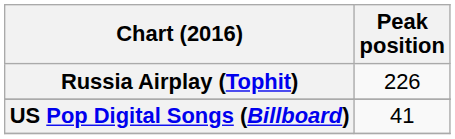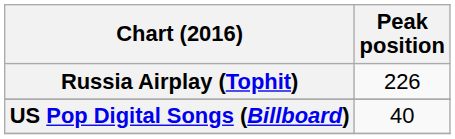(402, 116) 41 -> (402, 116) 40
